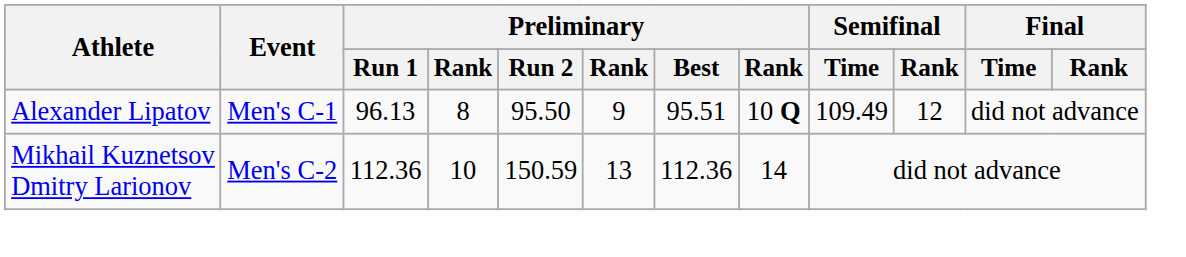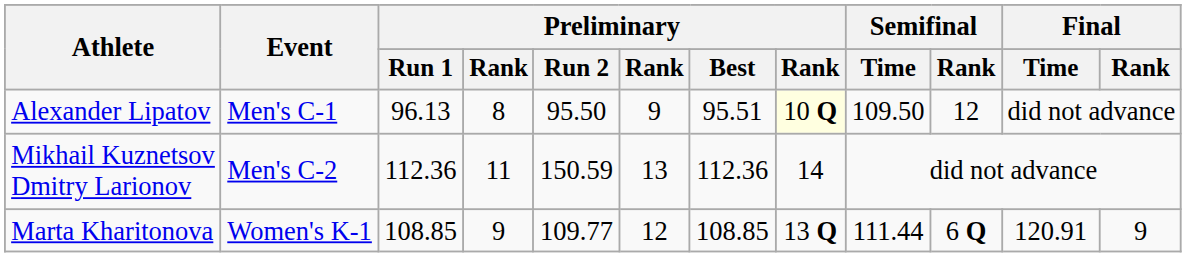(774, 111) no background -> (810, 111) lightyellow background
(852, 111) 109.49 -> (888, 111) 109.50
(463, 171) 10 -> (499, 171) 11
+ row: (112, 230)
